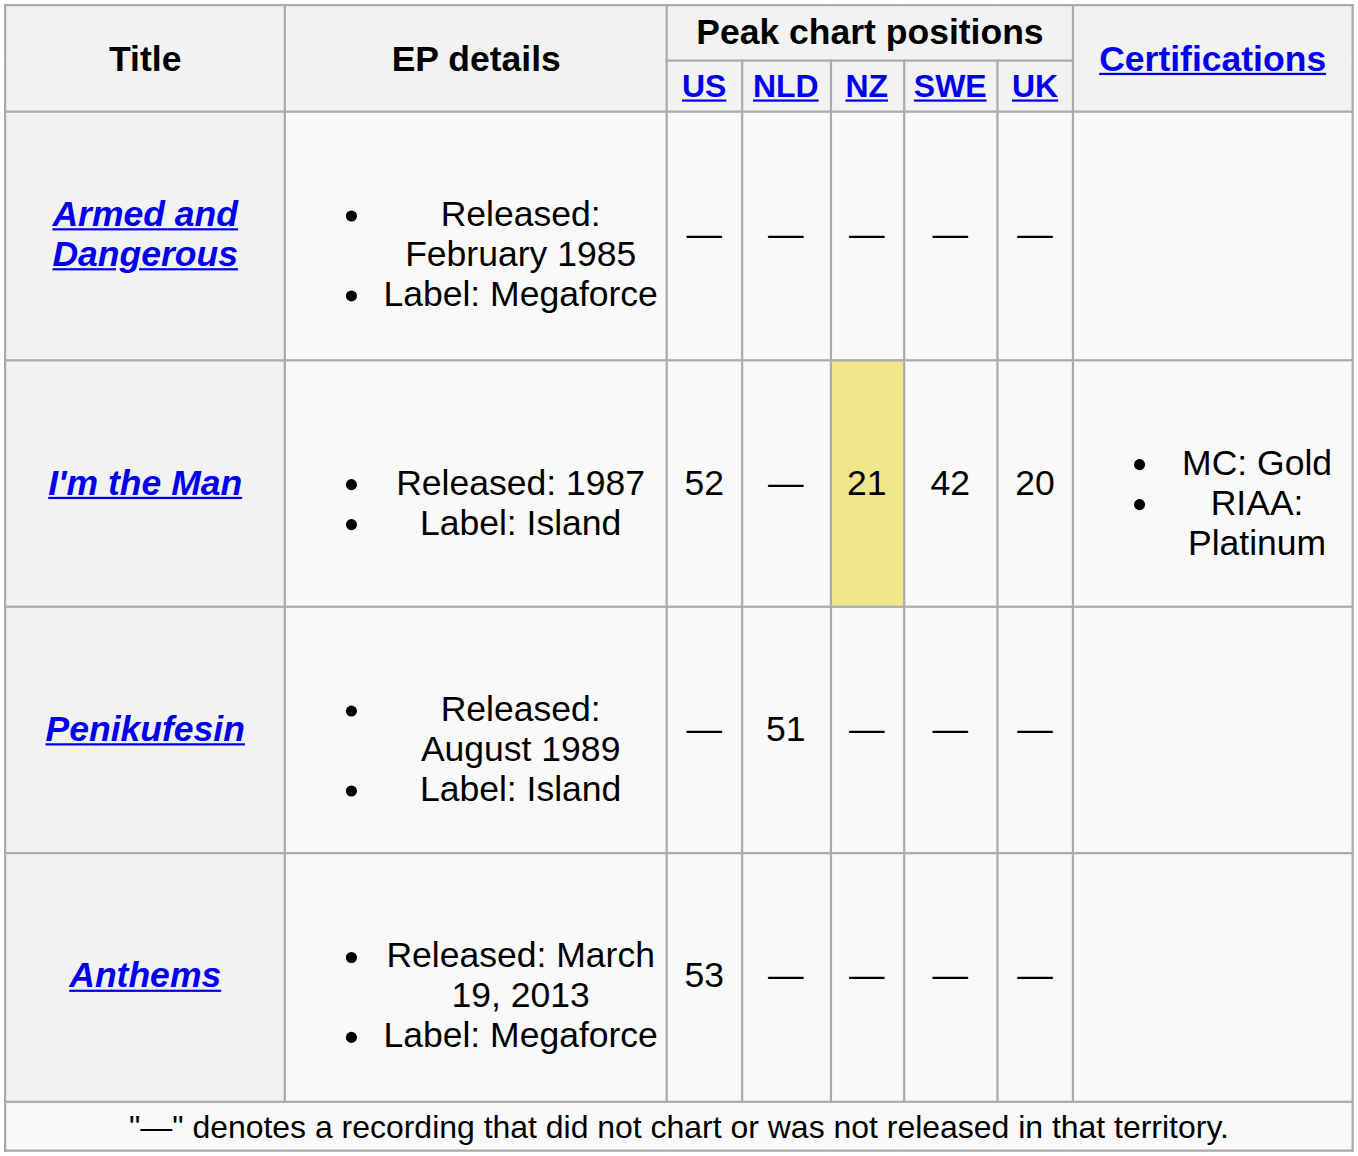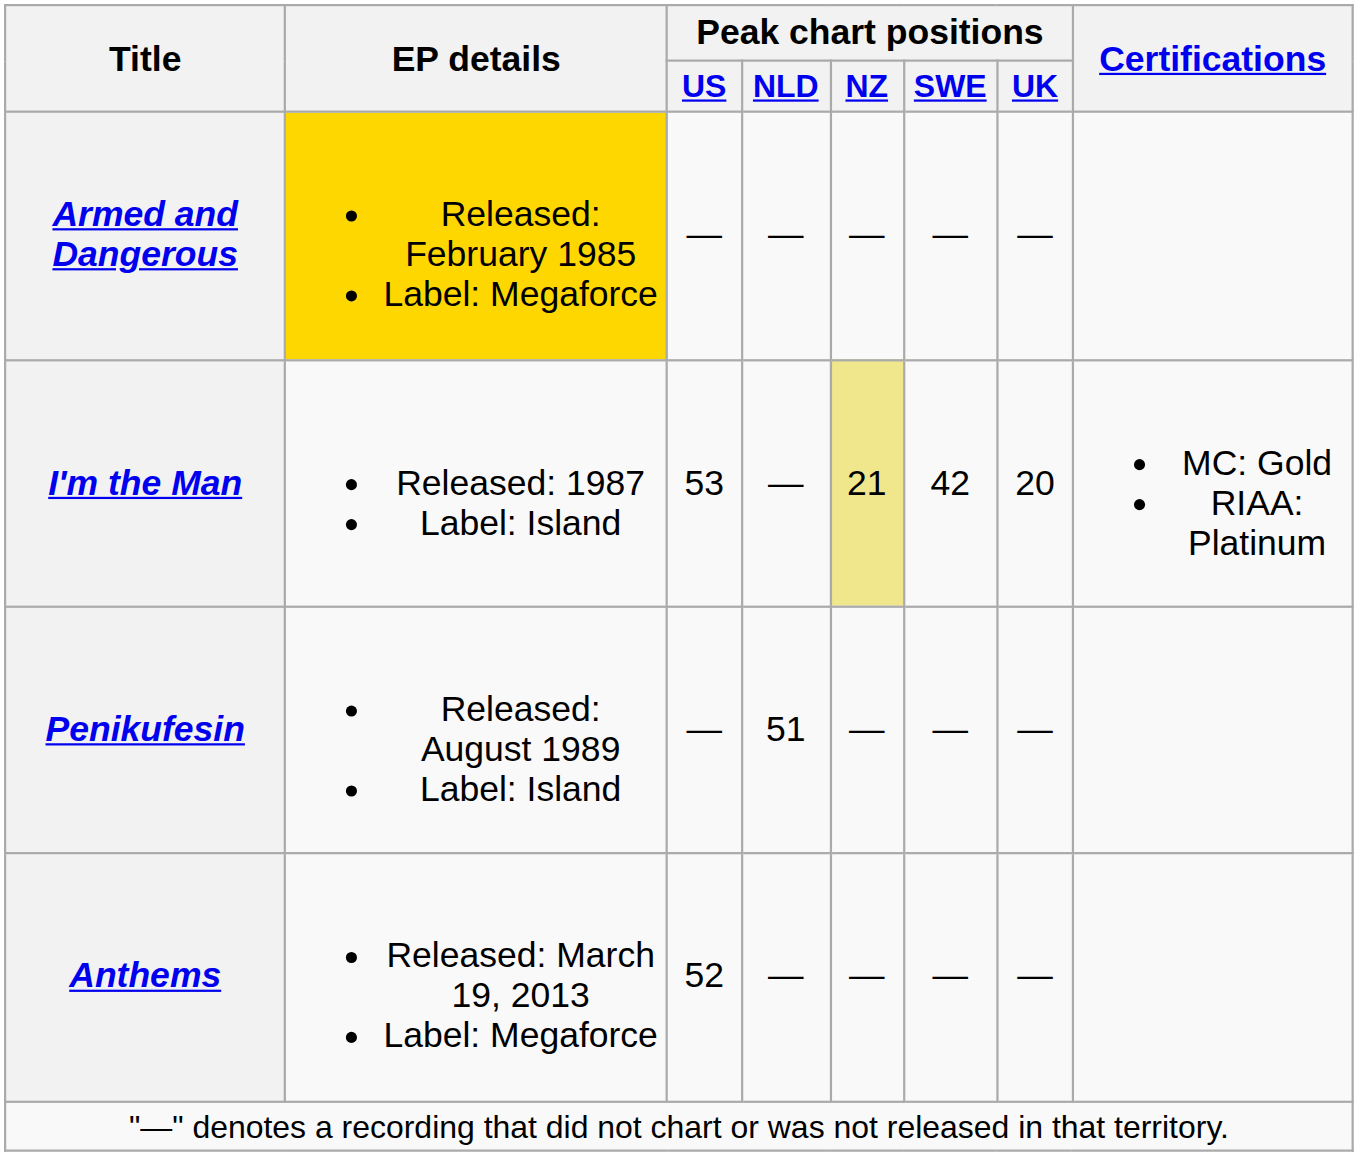(476, 256) no background -> (476, 256) gold background
(704, 482) 52 -> (704, 482) 53
(704, 976) 53 -> (704, 976) 52
